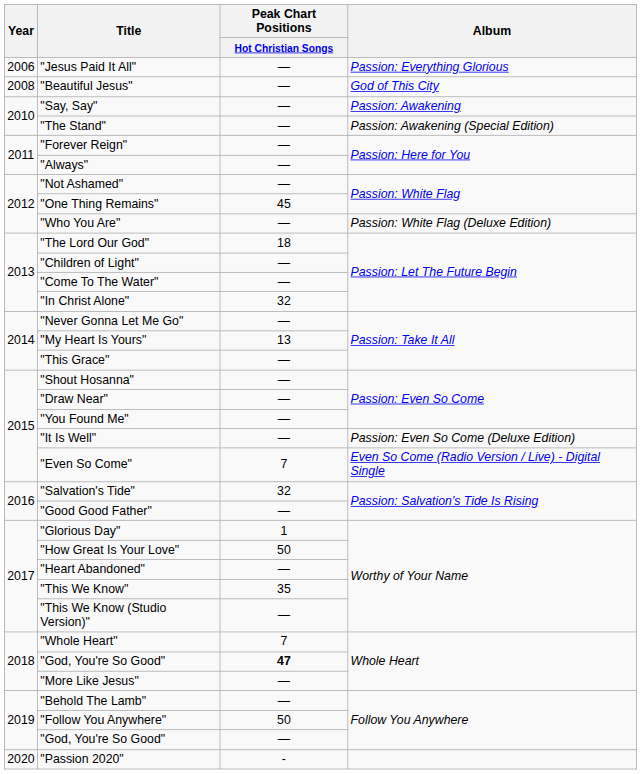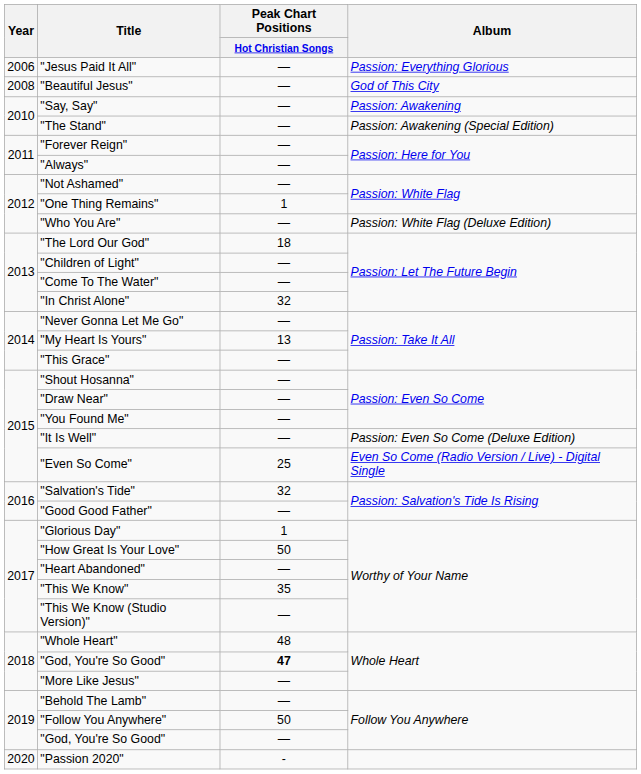(284, 203) 45 -> (284, 203) 1
(284, 464) 7 -> (284, 464) 25
(284, 642) 7 -> (284, 642) 48
